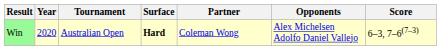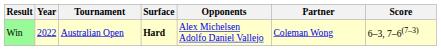columns swapped: (224, 12) <-> (318, 12)
(47, 32) 2020 -> (47, 32) 2022
